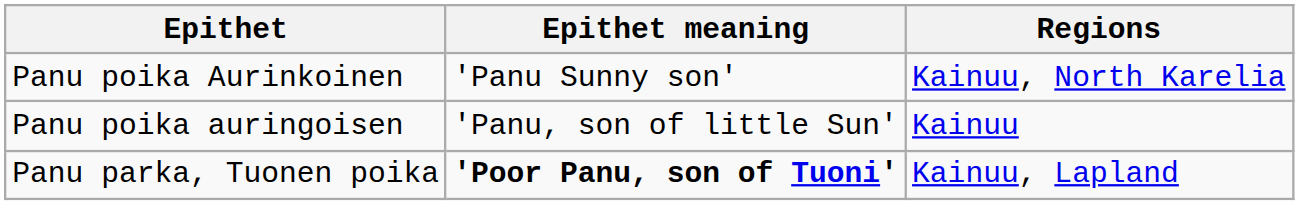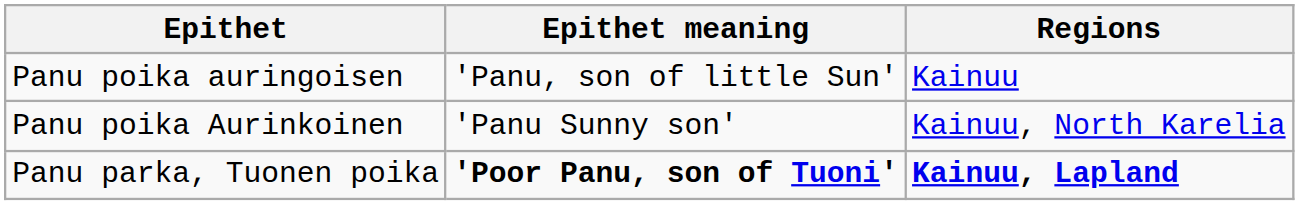rows swapped: (208, 78) <-> (208, 126)
(1045, 174) normal -> (1045, 174) bold
